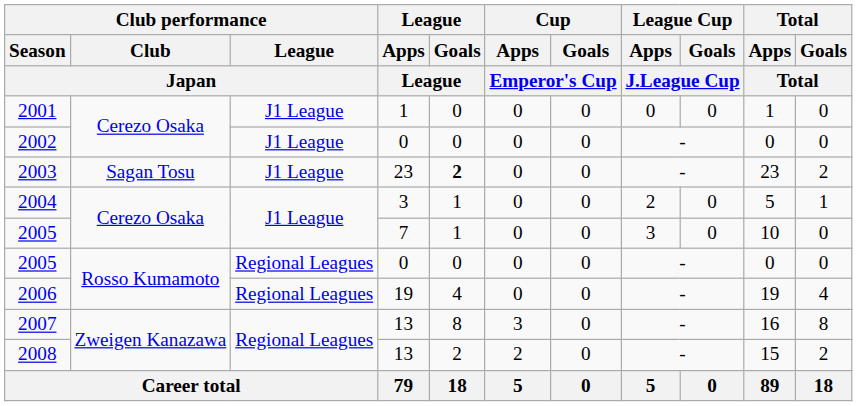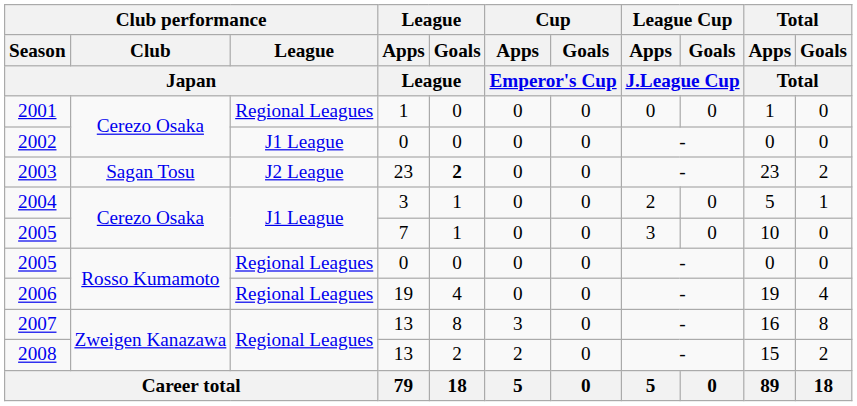(304, 111) J1 League -> (304, 111) Regional Leagues
(304, 171) J1 League -> (304, 171) J2 League
